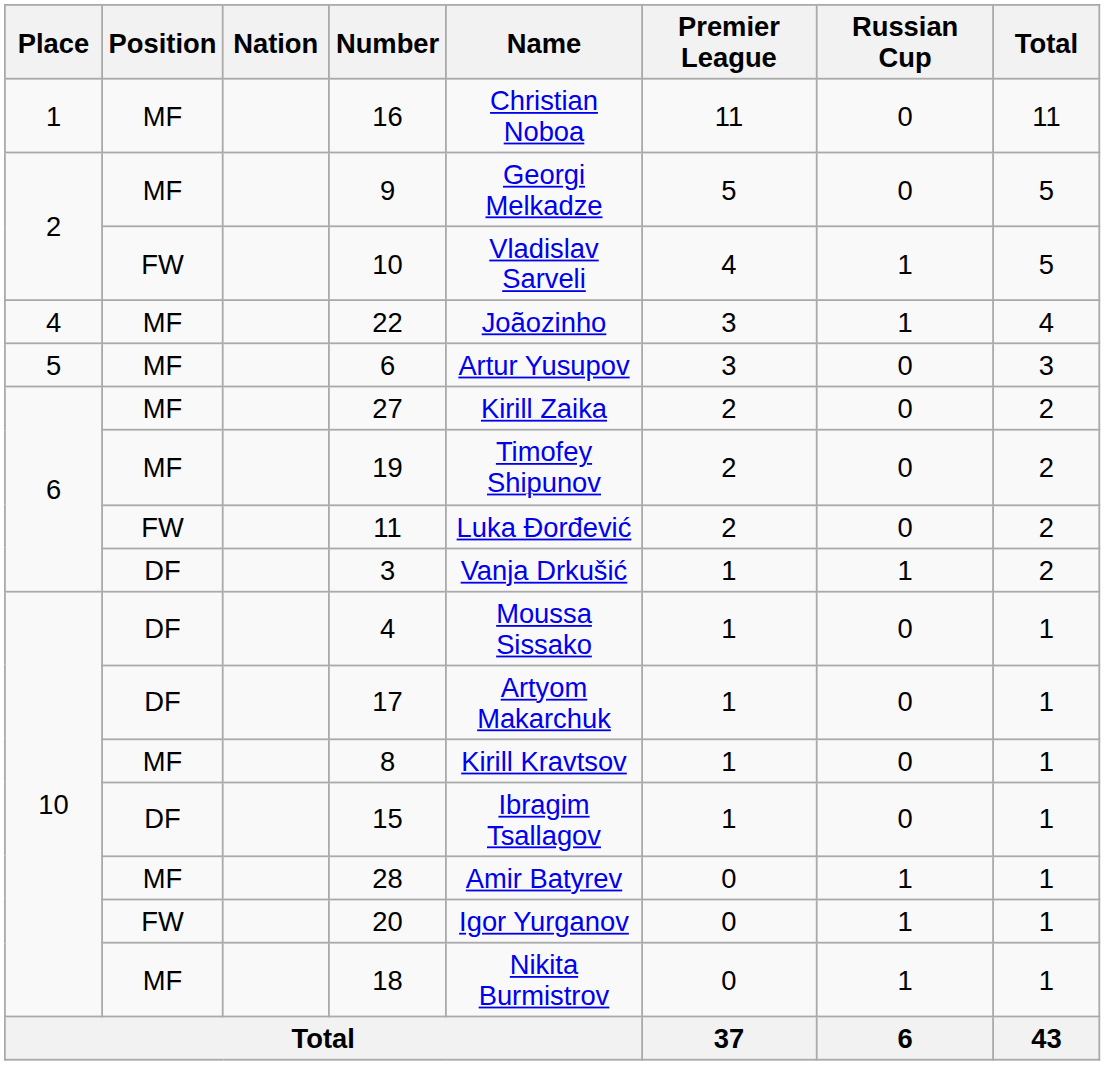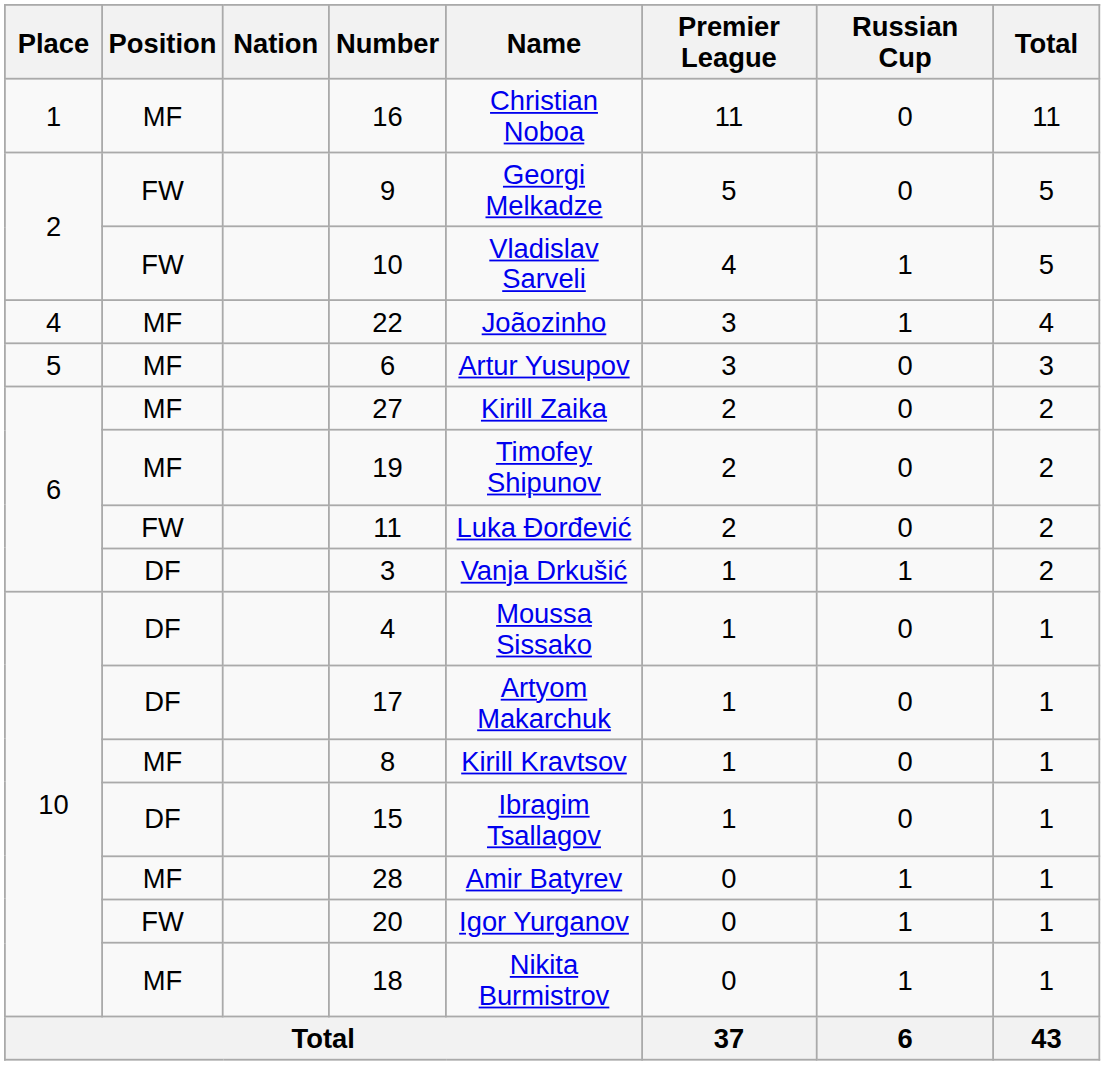(162, 190) MF -> (162, 190) FW
